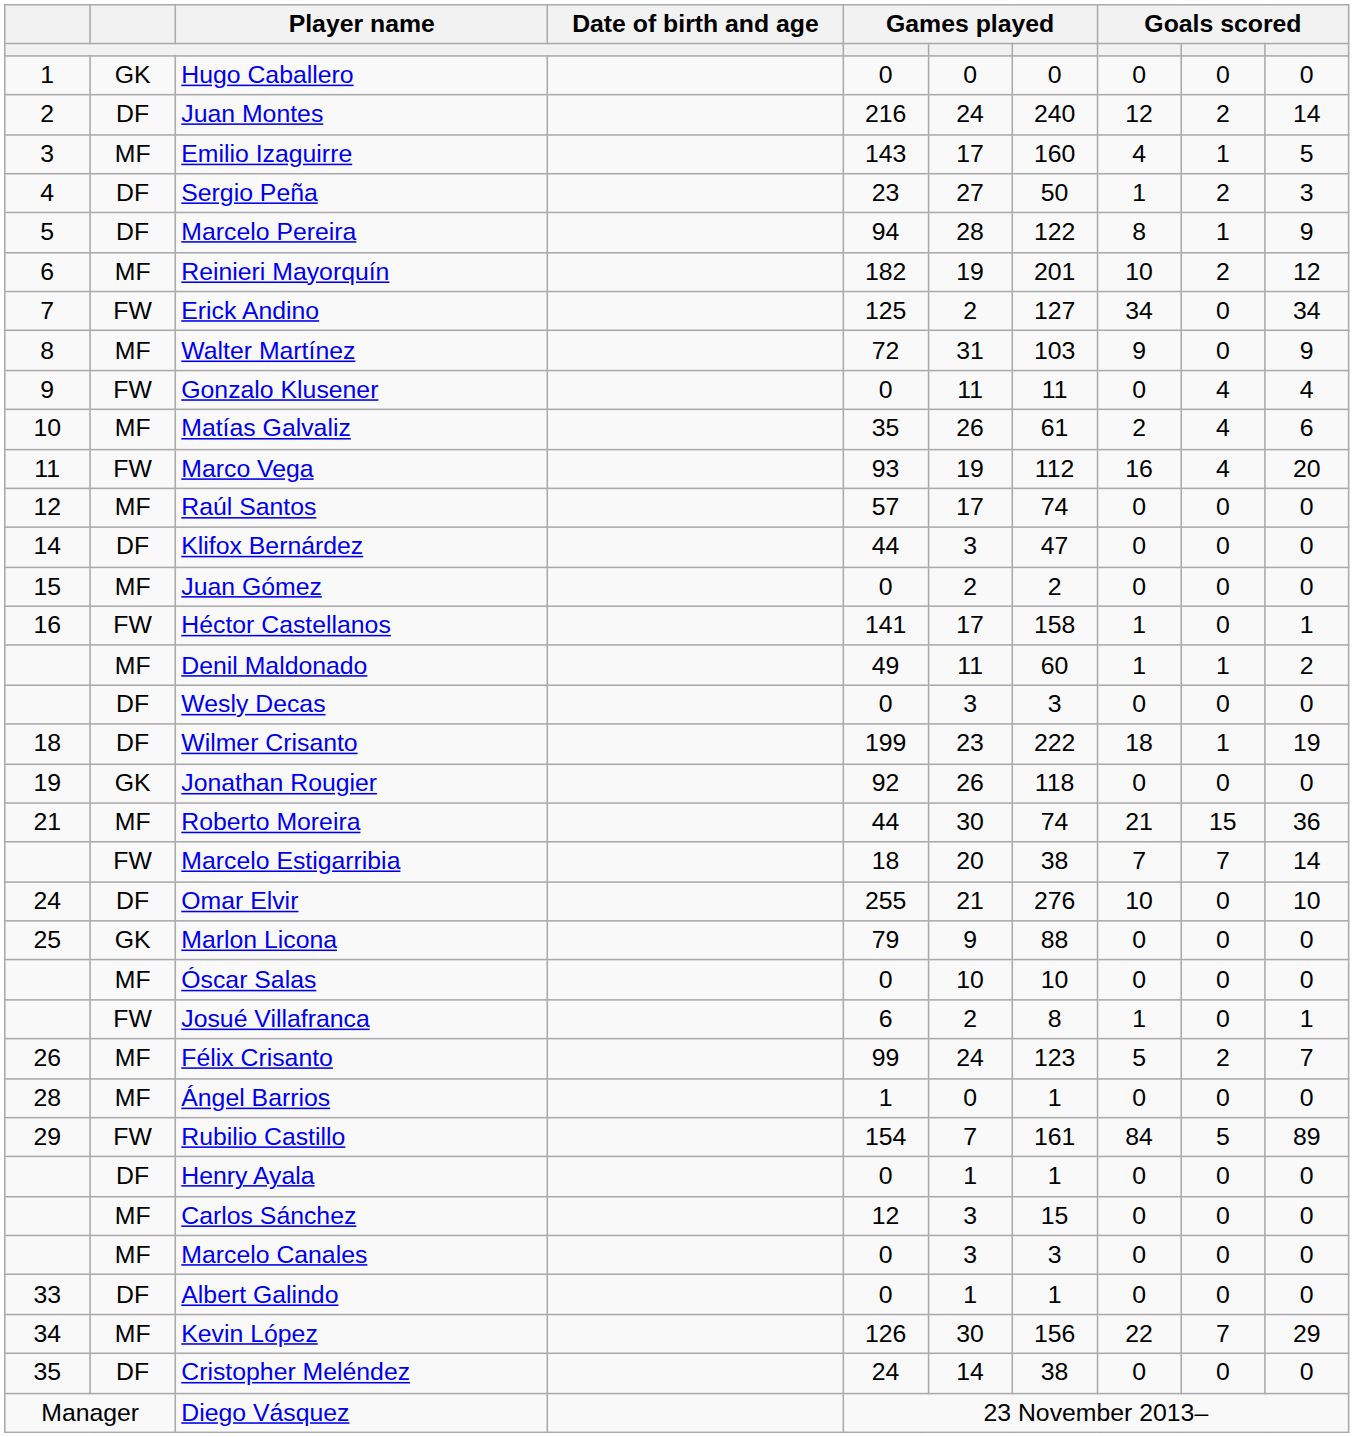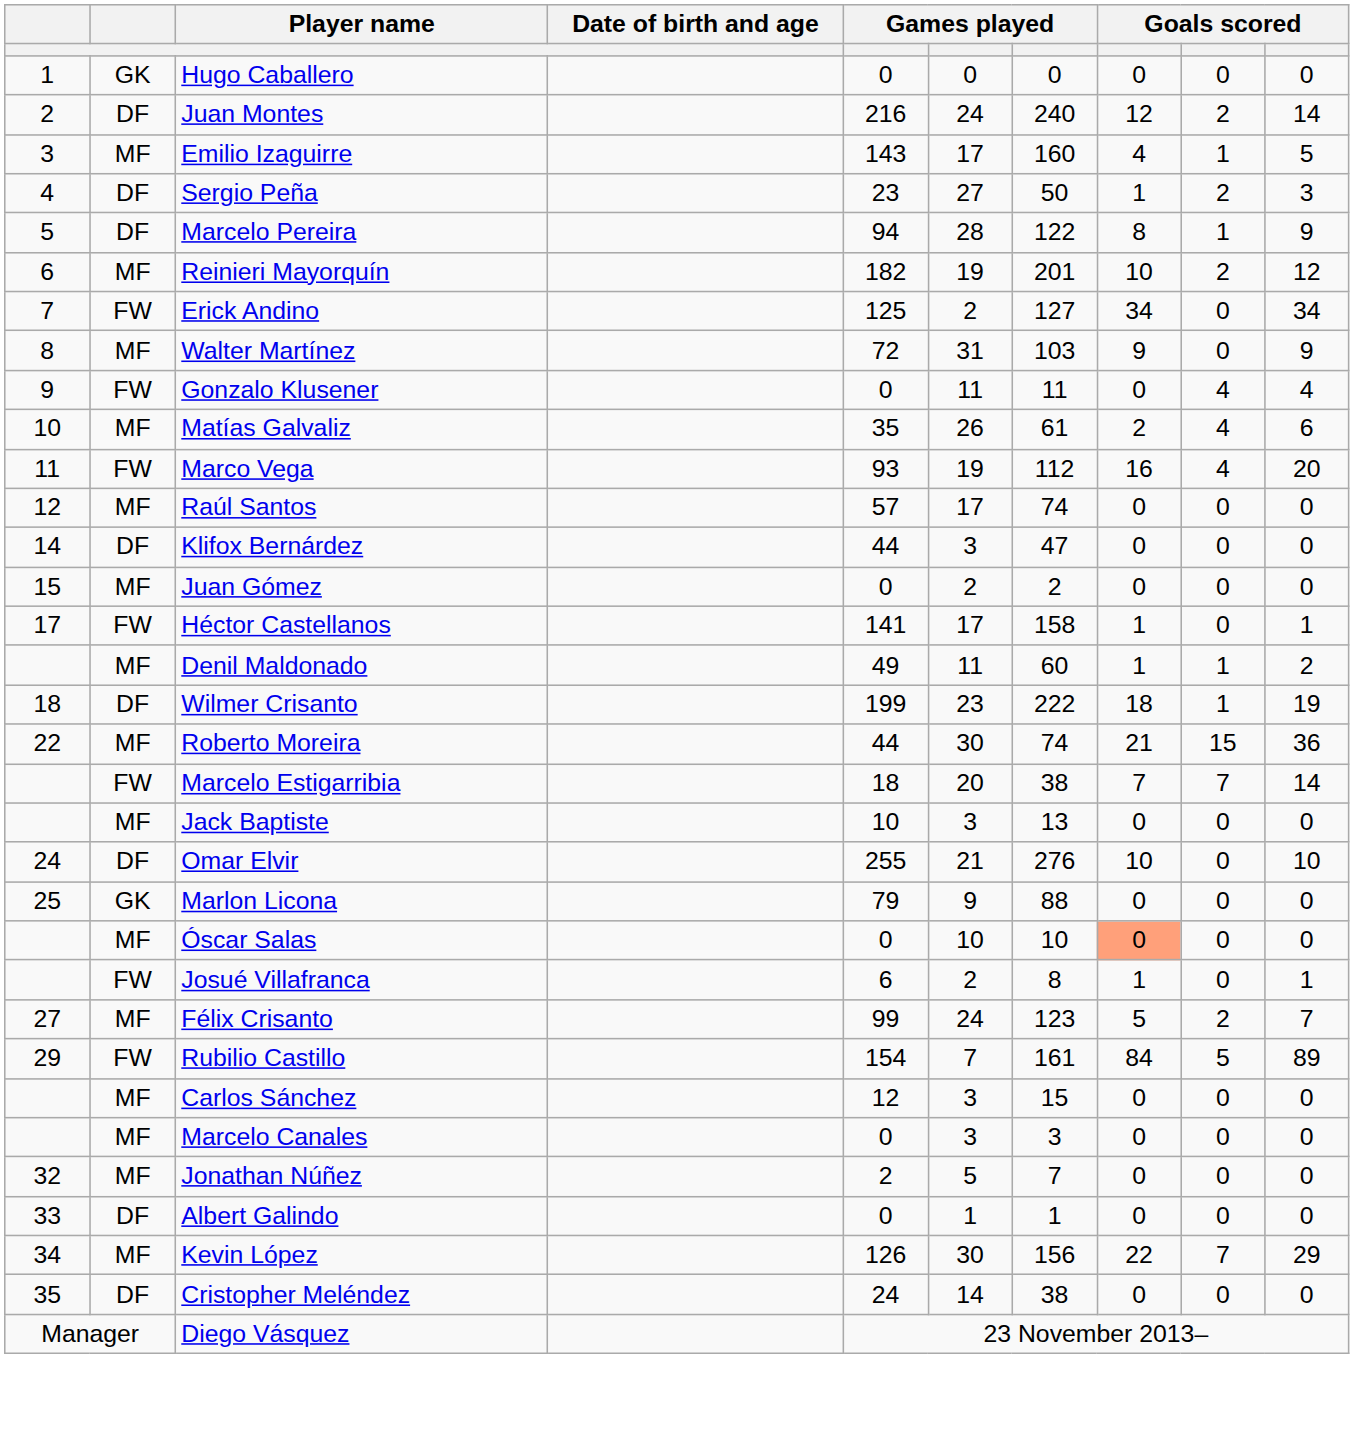(47, 625) 16 -> (47, 625) 17
- row: (253, 704)
- row: (279, 782)
(47, 822) 21 -> (47, 743) 22
+ row: (255, 822)
(1139, 979) no background -> (1139, 940) lightsalmon background
(47, 1058) 26 -> (47, 1018) 27
- row: (256, 1097)
- row: (248, 1176)
+ row: (272, 1176)
